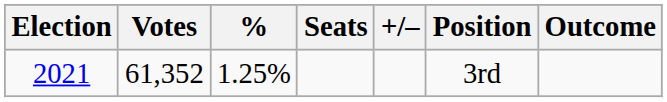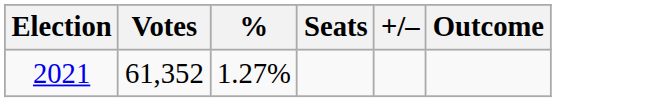- column: (482, 27)
(254, 72) 1.25% -> (254, 72) 1.27%
